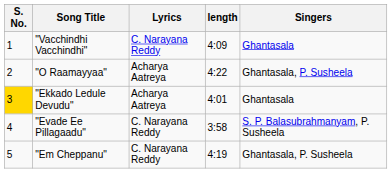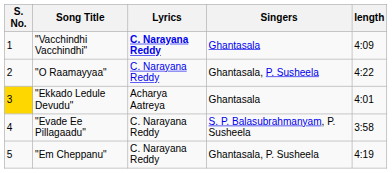columns swapped: (313, 18) <-> (223, 18)
(159, 45) normal -> (159, 45) bold
(150, 72) Acharya Aatreya -> (158, 72) C. Narayana Reddy
